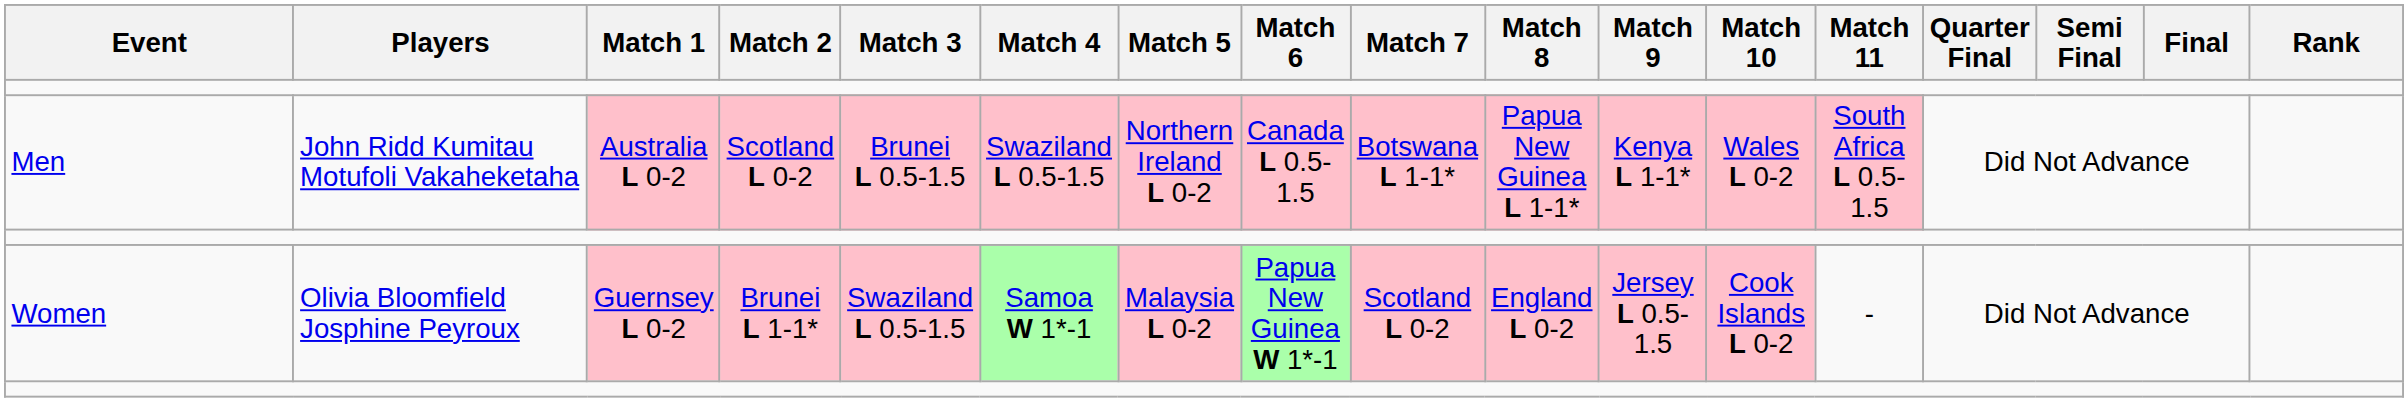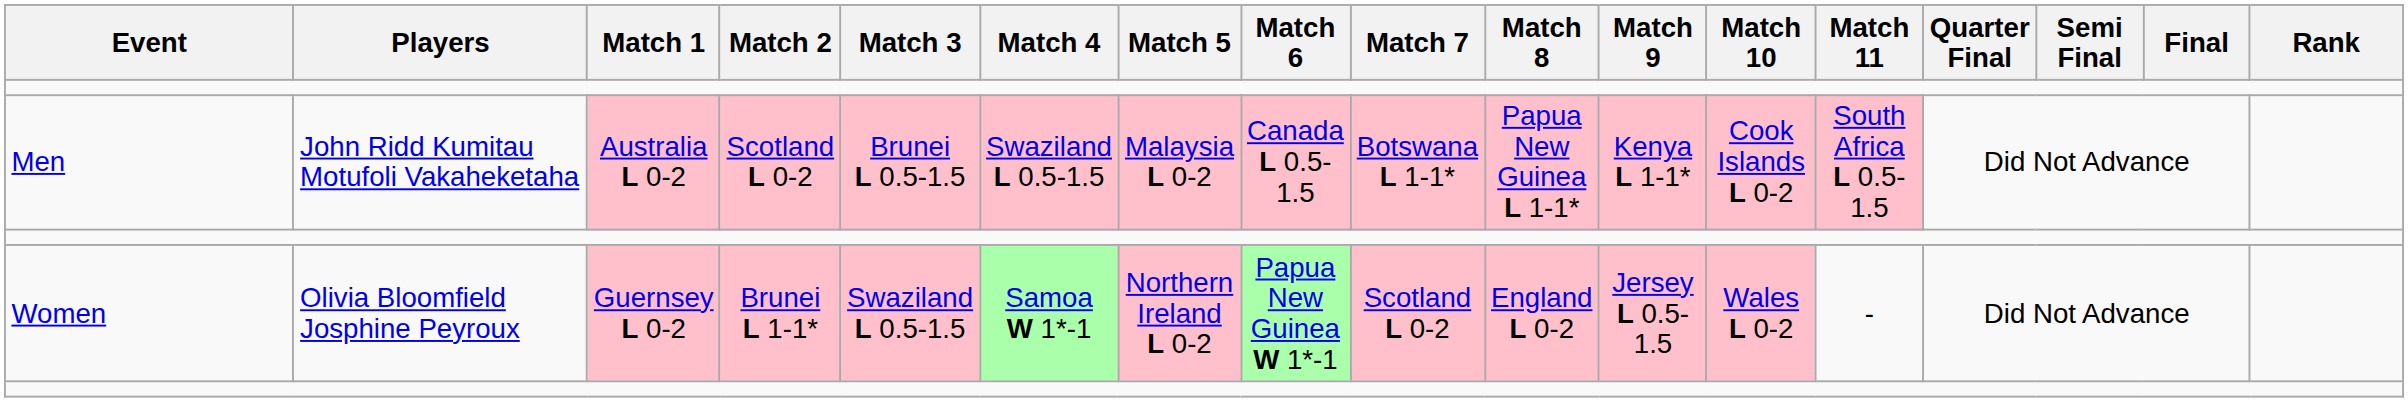(1179, 163) Northern Ireland L 0-2 -> (1180, 163) Malaysia L 0-2
(1761, 163) Wales L 0-2 -> (1761, 163) Cook Islands L 0-2
(1180, 313) Malaysia L 0-2 -> (1179, 313) Northern Ireland L 0-2
(1761, 313) Cook Islands L 0-2 -> (1761, 313) Wales L 0-2
